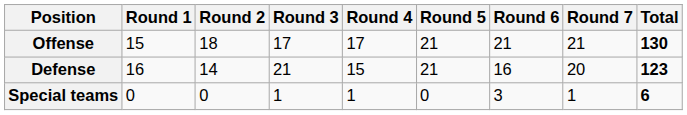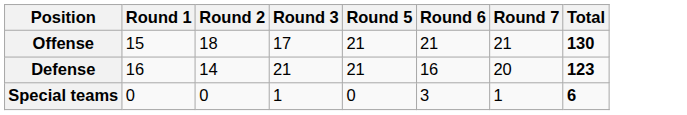- column: (379, 17)
